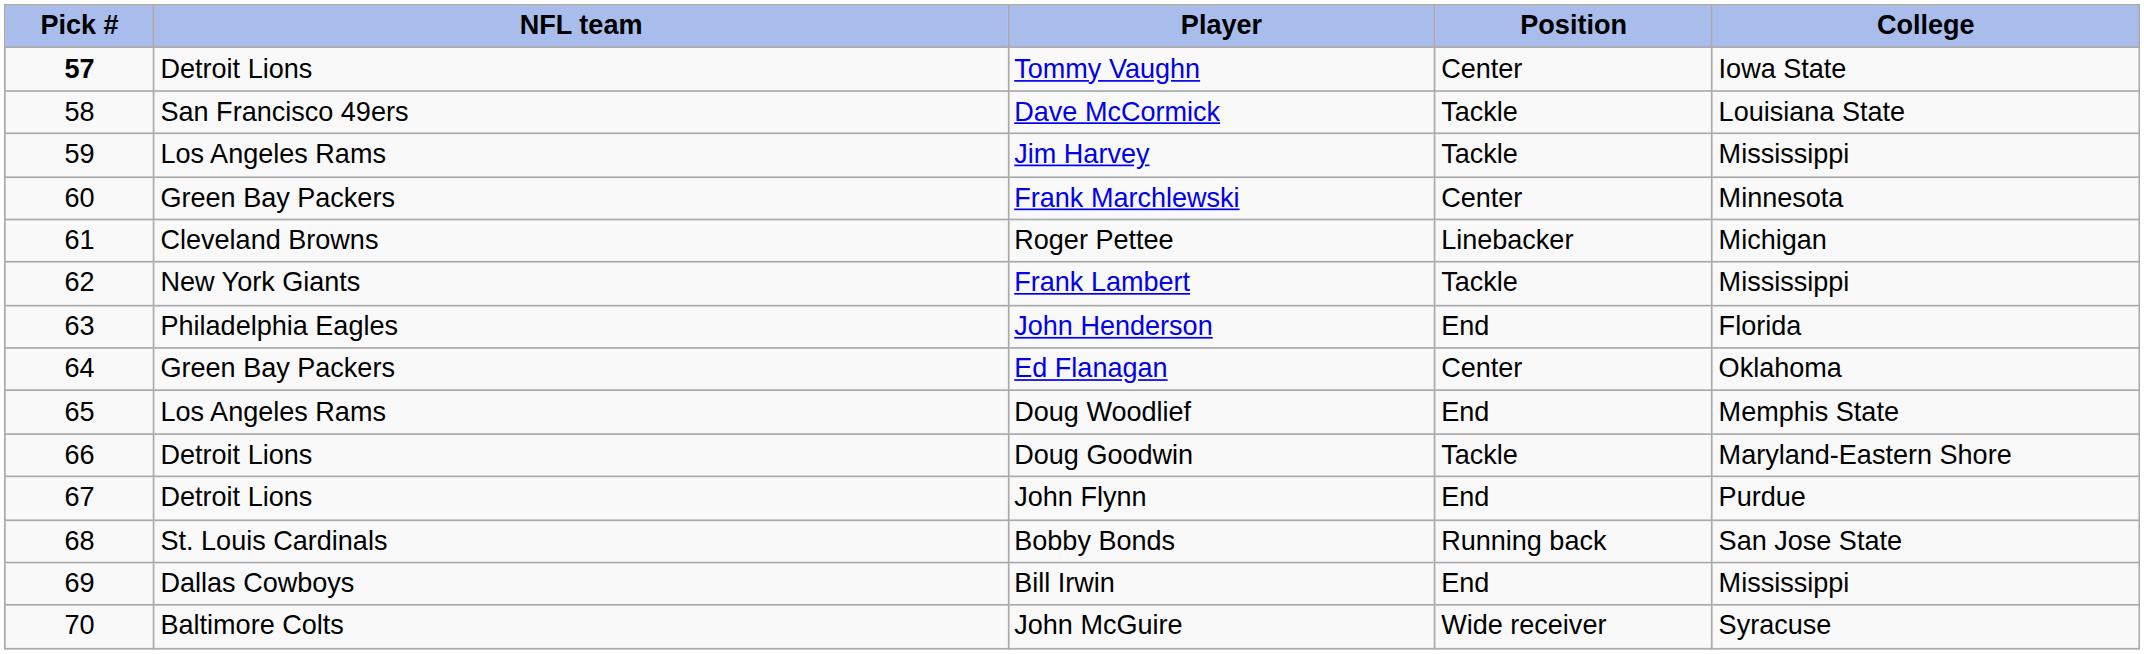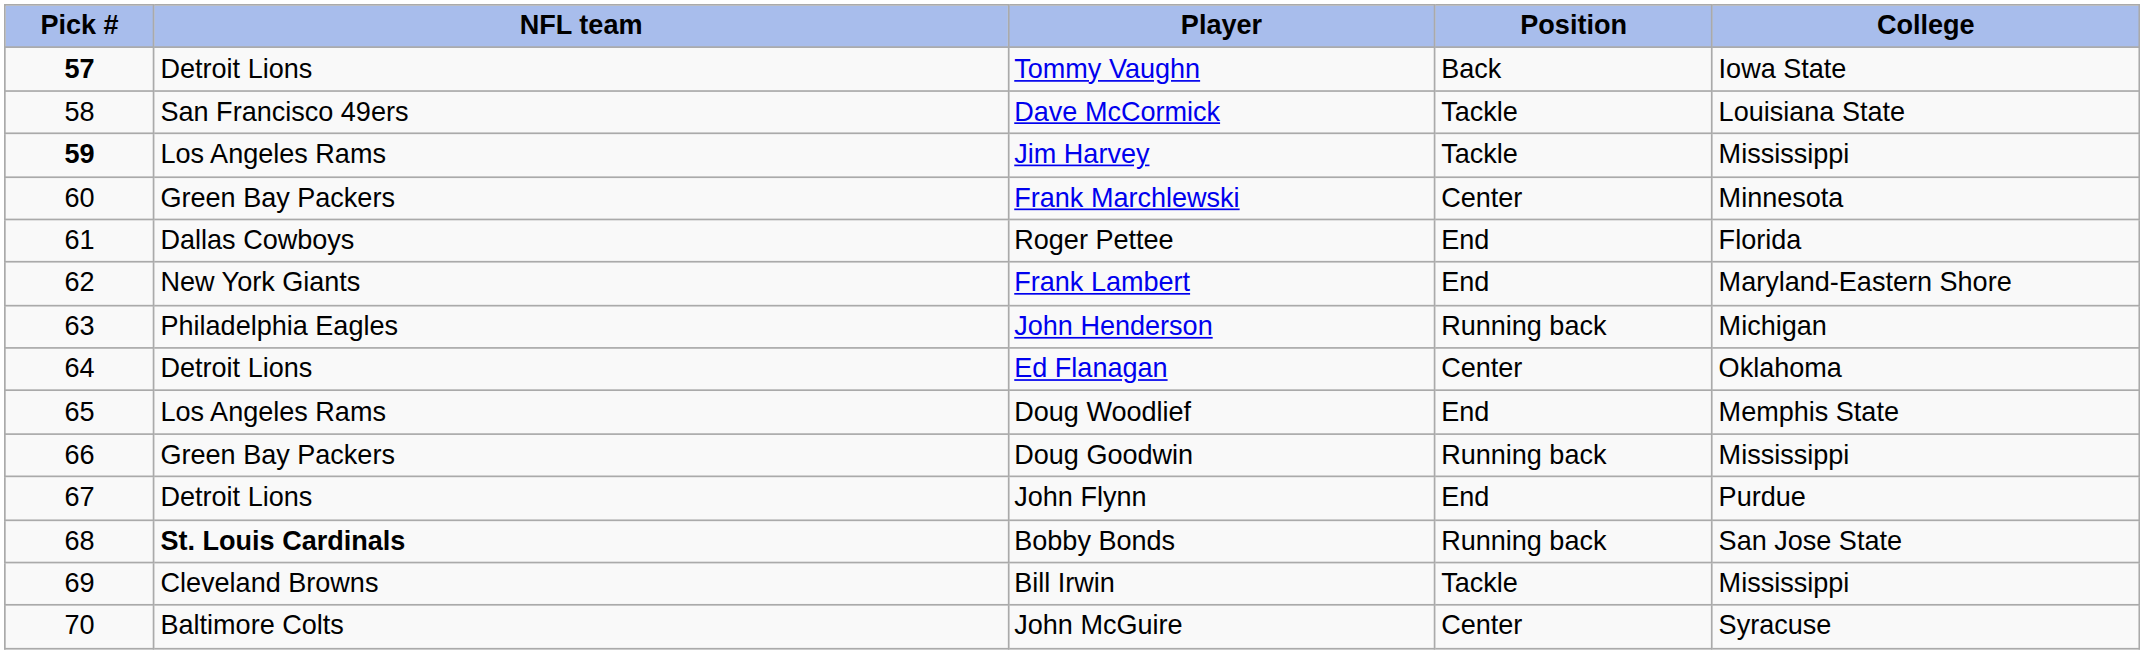(1482, 68) Center -> (1471, 68) Back
(80, 154) normal -> (80, 154) bold
(269, 240) Cleveland Browns -> (257, 240) Dallas Cowboys
(1507, 240) Linebacker -> (1465, 240) End
(1773, 240) Michigan -> (1760, 240) Florida
(1479, 283) Tackle -> (1465, 283) End
(1784, 283) Mississippi -> (1865, 283) Maryland-Eastern Shore
(1465, 326) End -> (1524, 326) Running back
(1760, 326) Florida -> (1773, 326) Michigan
(278, 369) Green Bay Packers -> (236, 369) Detroit Lions
(236, 454) Detroit Lions -> (278, 454) Green Bay Packers
(1479, 454) Tackle -> (1524, 454) Running back
(1865, 454) Maryland-Eastern Shore -> (1784, 454) Mississippi
(274, 540) normal -> (283, 540) bold
(257, 583) Dallas Cowboys -> (269, 583) Cleveland Browns
(1465, 583) End -> (1479, 583) Tackle
(1524, 626) Wide receiver -> (1482, 626) Center
